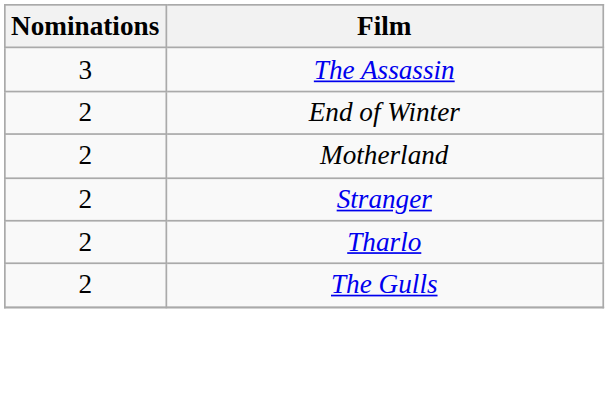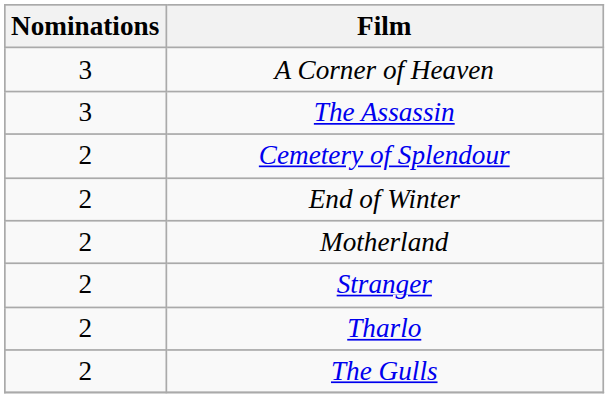+ row: (384, 69)
+ row: (384, 155)
